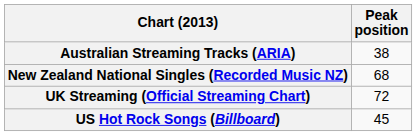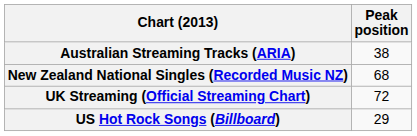(381, 119) 45 -> (381, 119) 29
